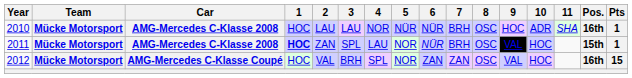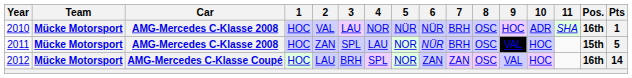(325, 28) LAU -> (325, 28) VAL
(299, 44) bold -> (299, 44) normal
(617, 44) 1 -> (617, 44) 5
(325, 60) VAL -> (325, 60) LAU
(617, 60) 15 -> (617, 60) 14
